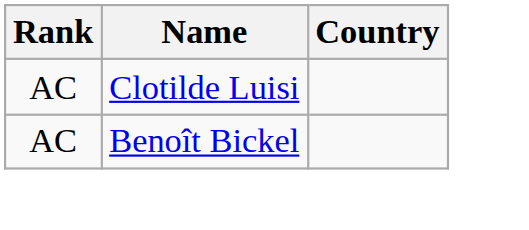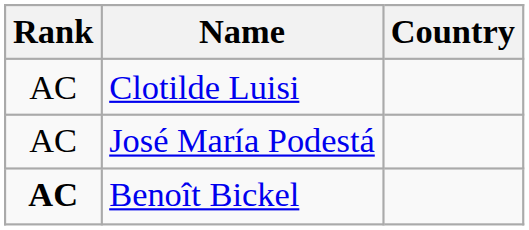+ row: (242, 140)
(53, 140) normal -> (53, 195) bold
